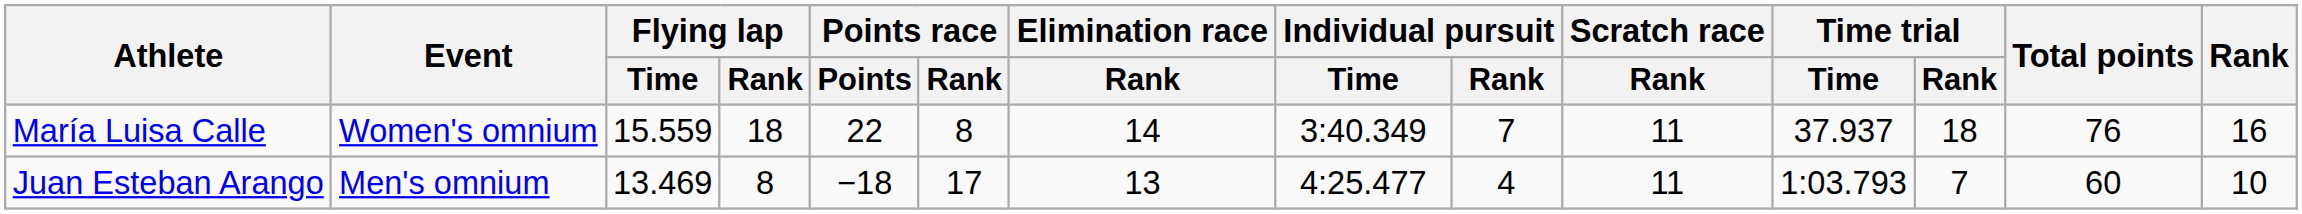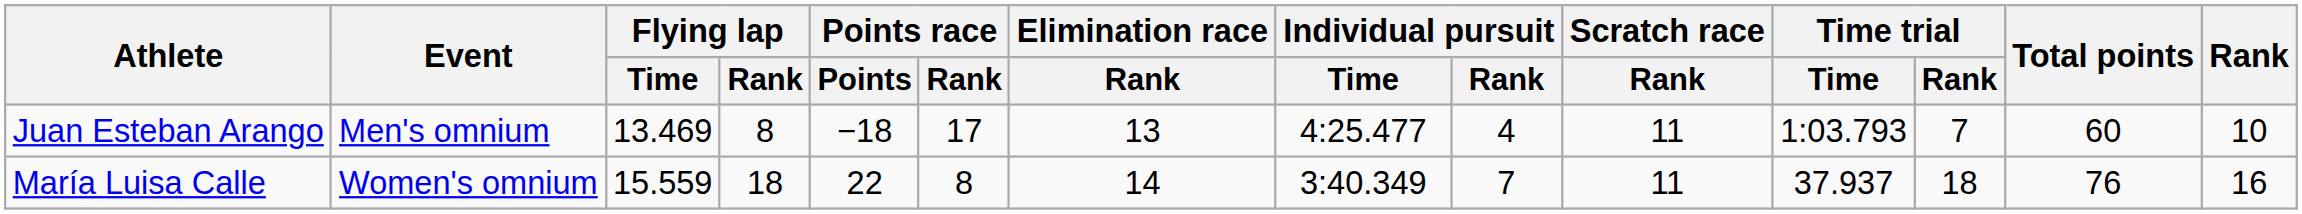rows swapped: (168, 183) <-> (139, 131)
